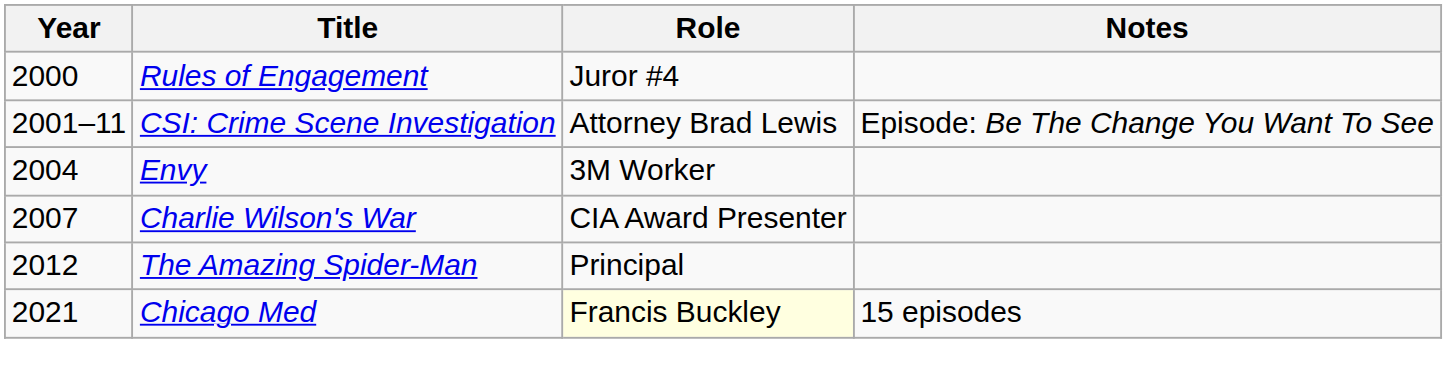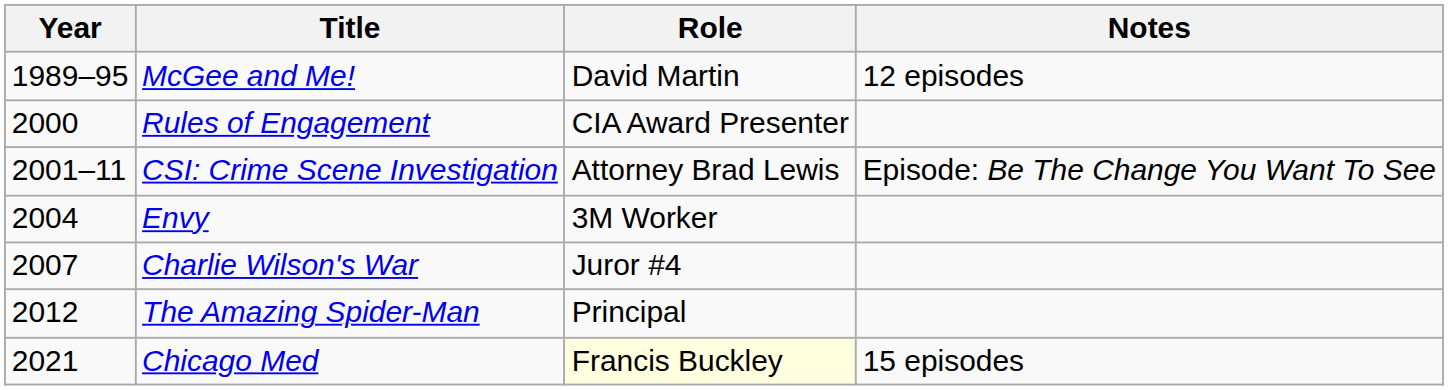+ row: (249, 75)
(624, 75) Juror #4 -> (710, 123) CIA Award Presenter
(708, 218) CIA Award Presenter -> (627, 265) Juror #4
